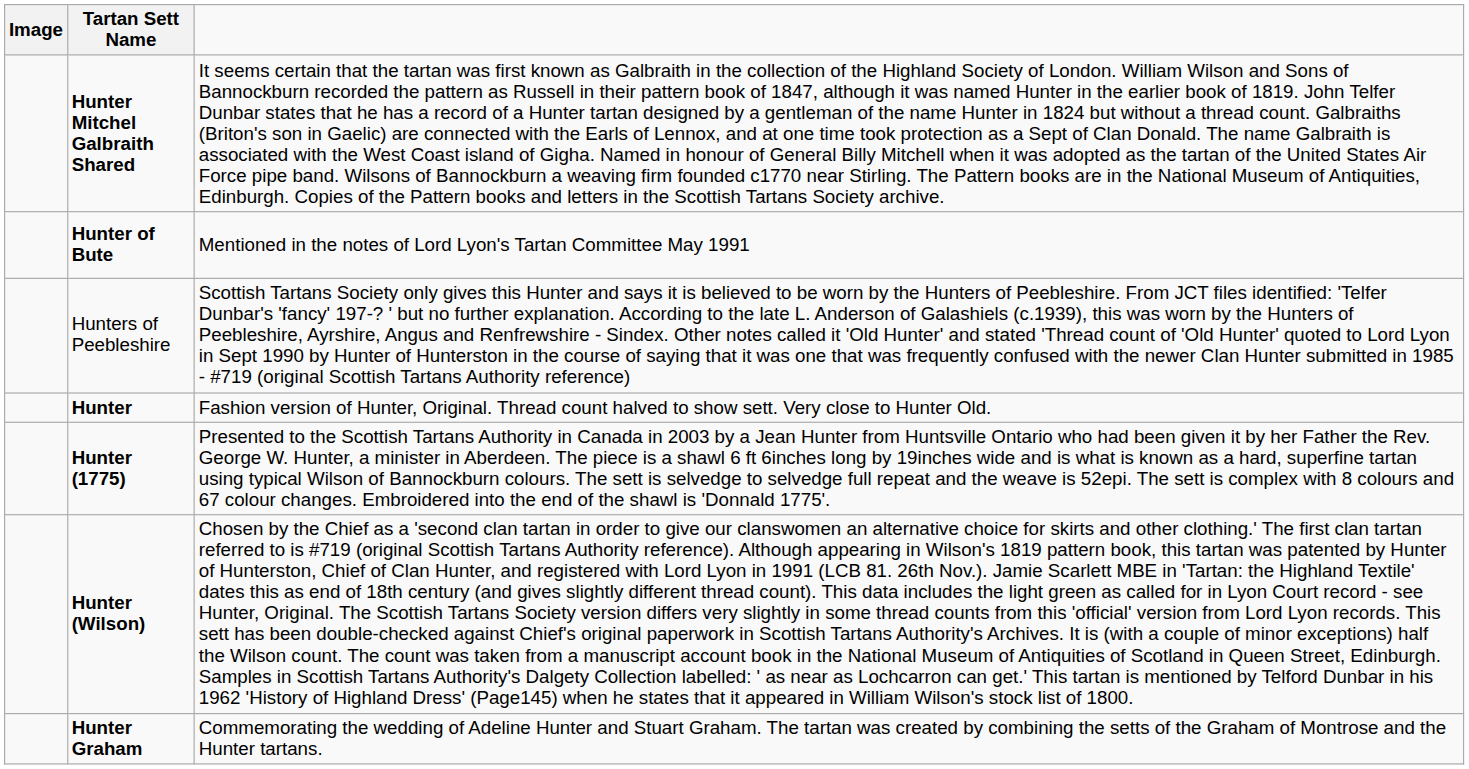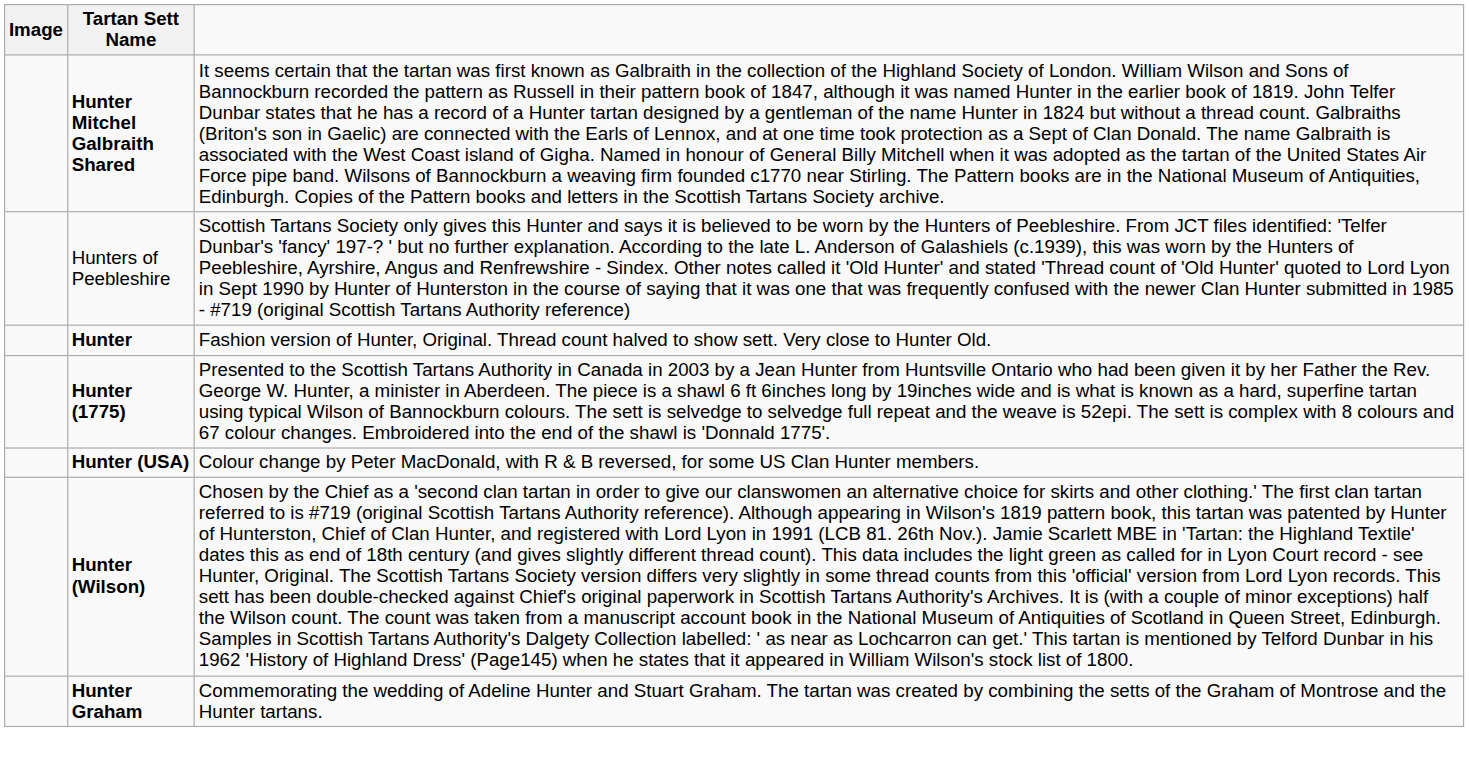- row: (113, 244)
+ row: (130, 462)
